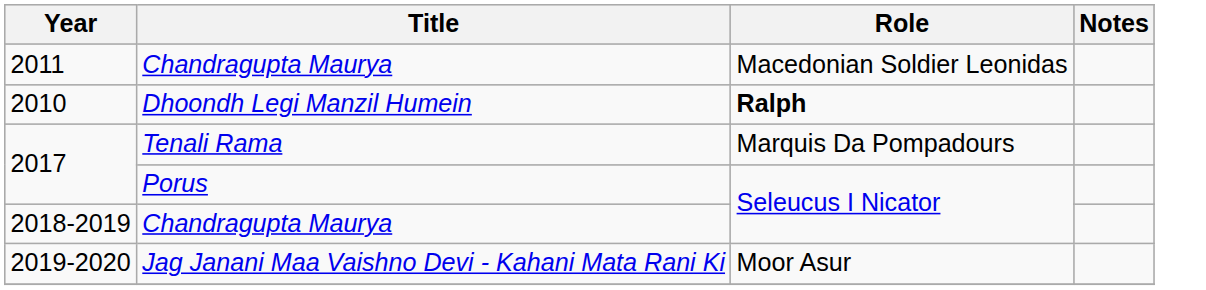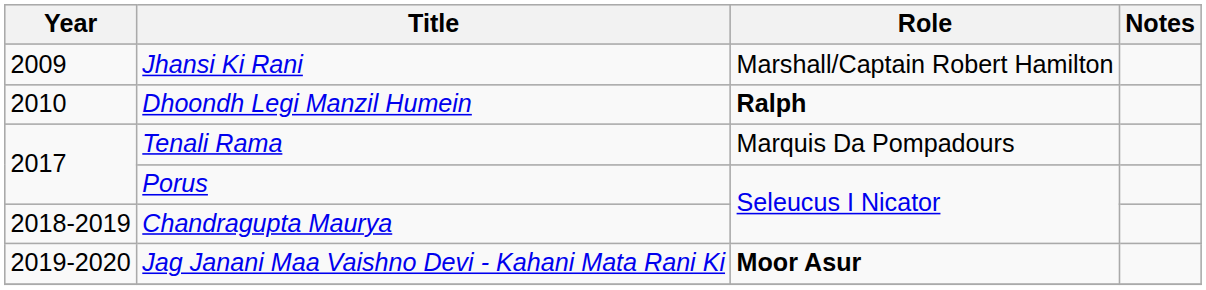+ row: (39, 64)
- row: (38, 64)
(794, 263) normal -> (799, 263) bold
